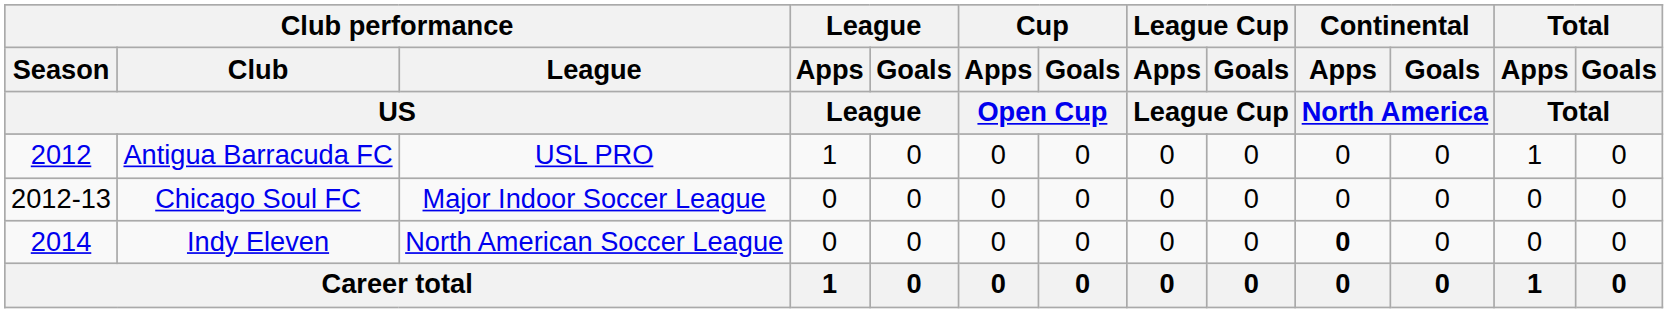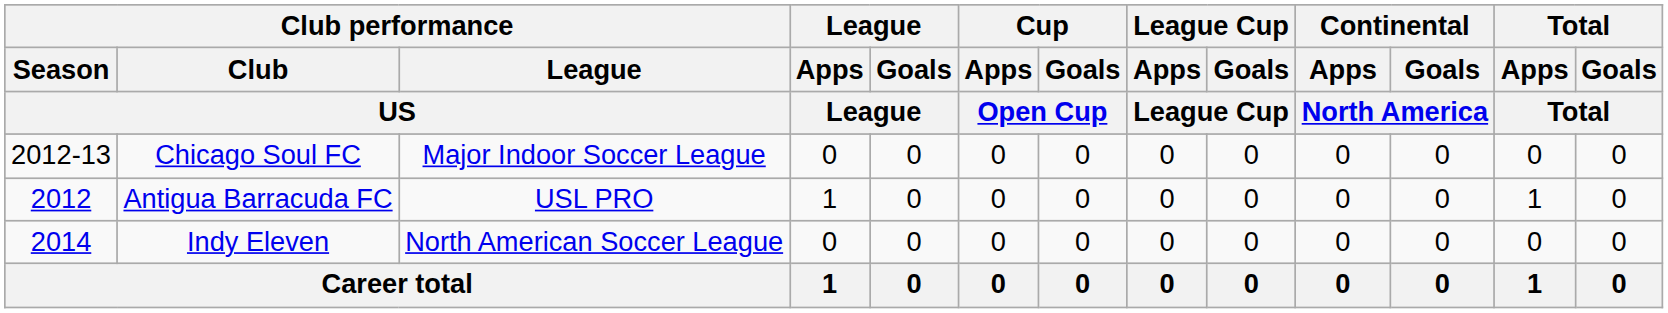rows swapped: (258, 155) <-> (258, 198)
(1343, 241) bold -> (1343, 241) normal
